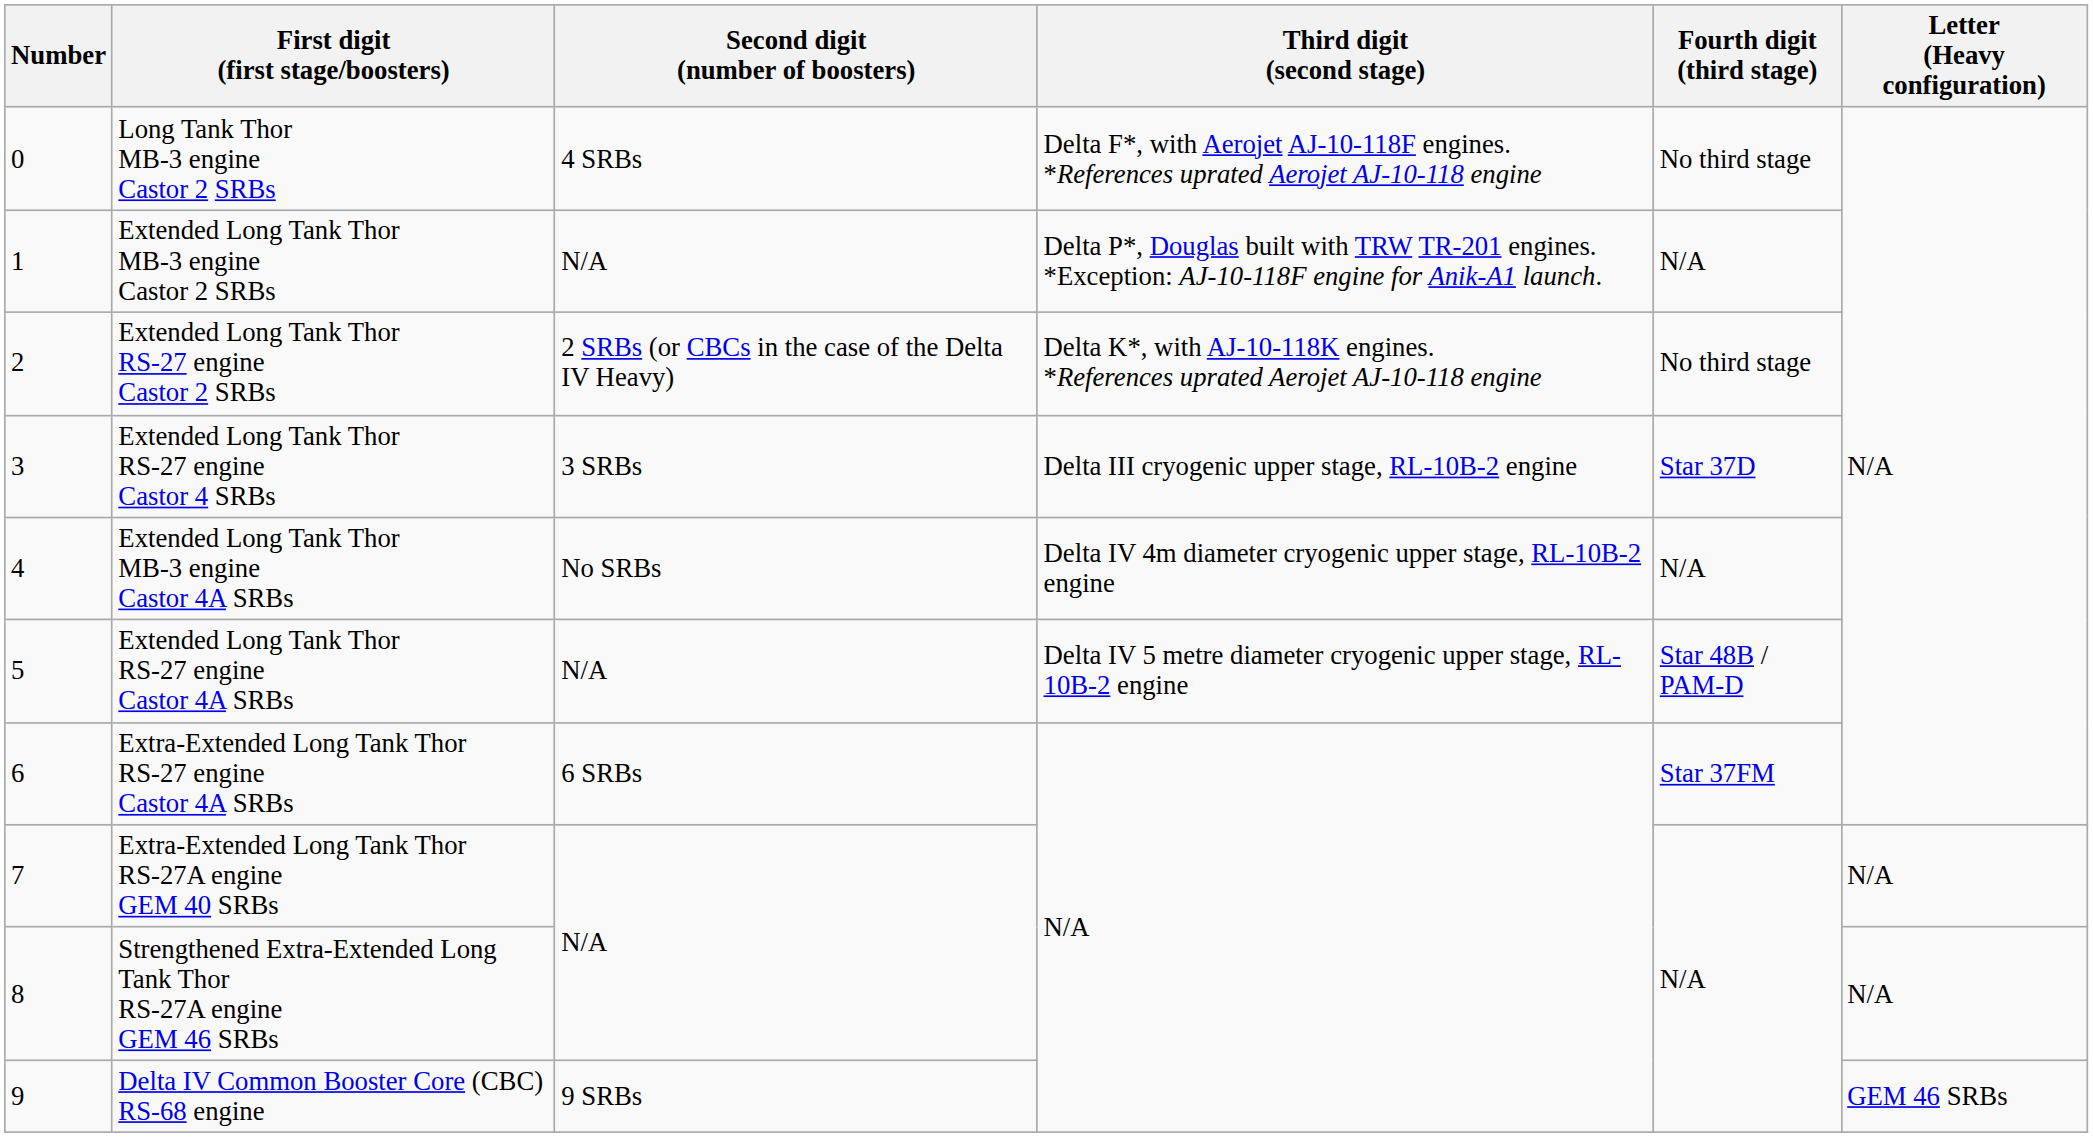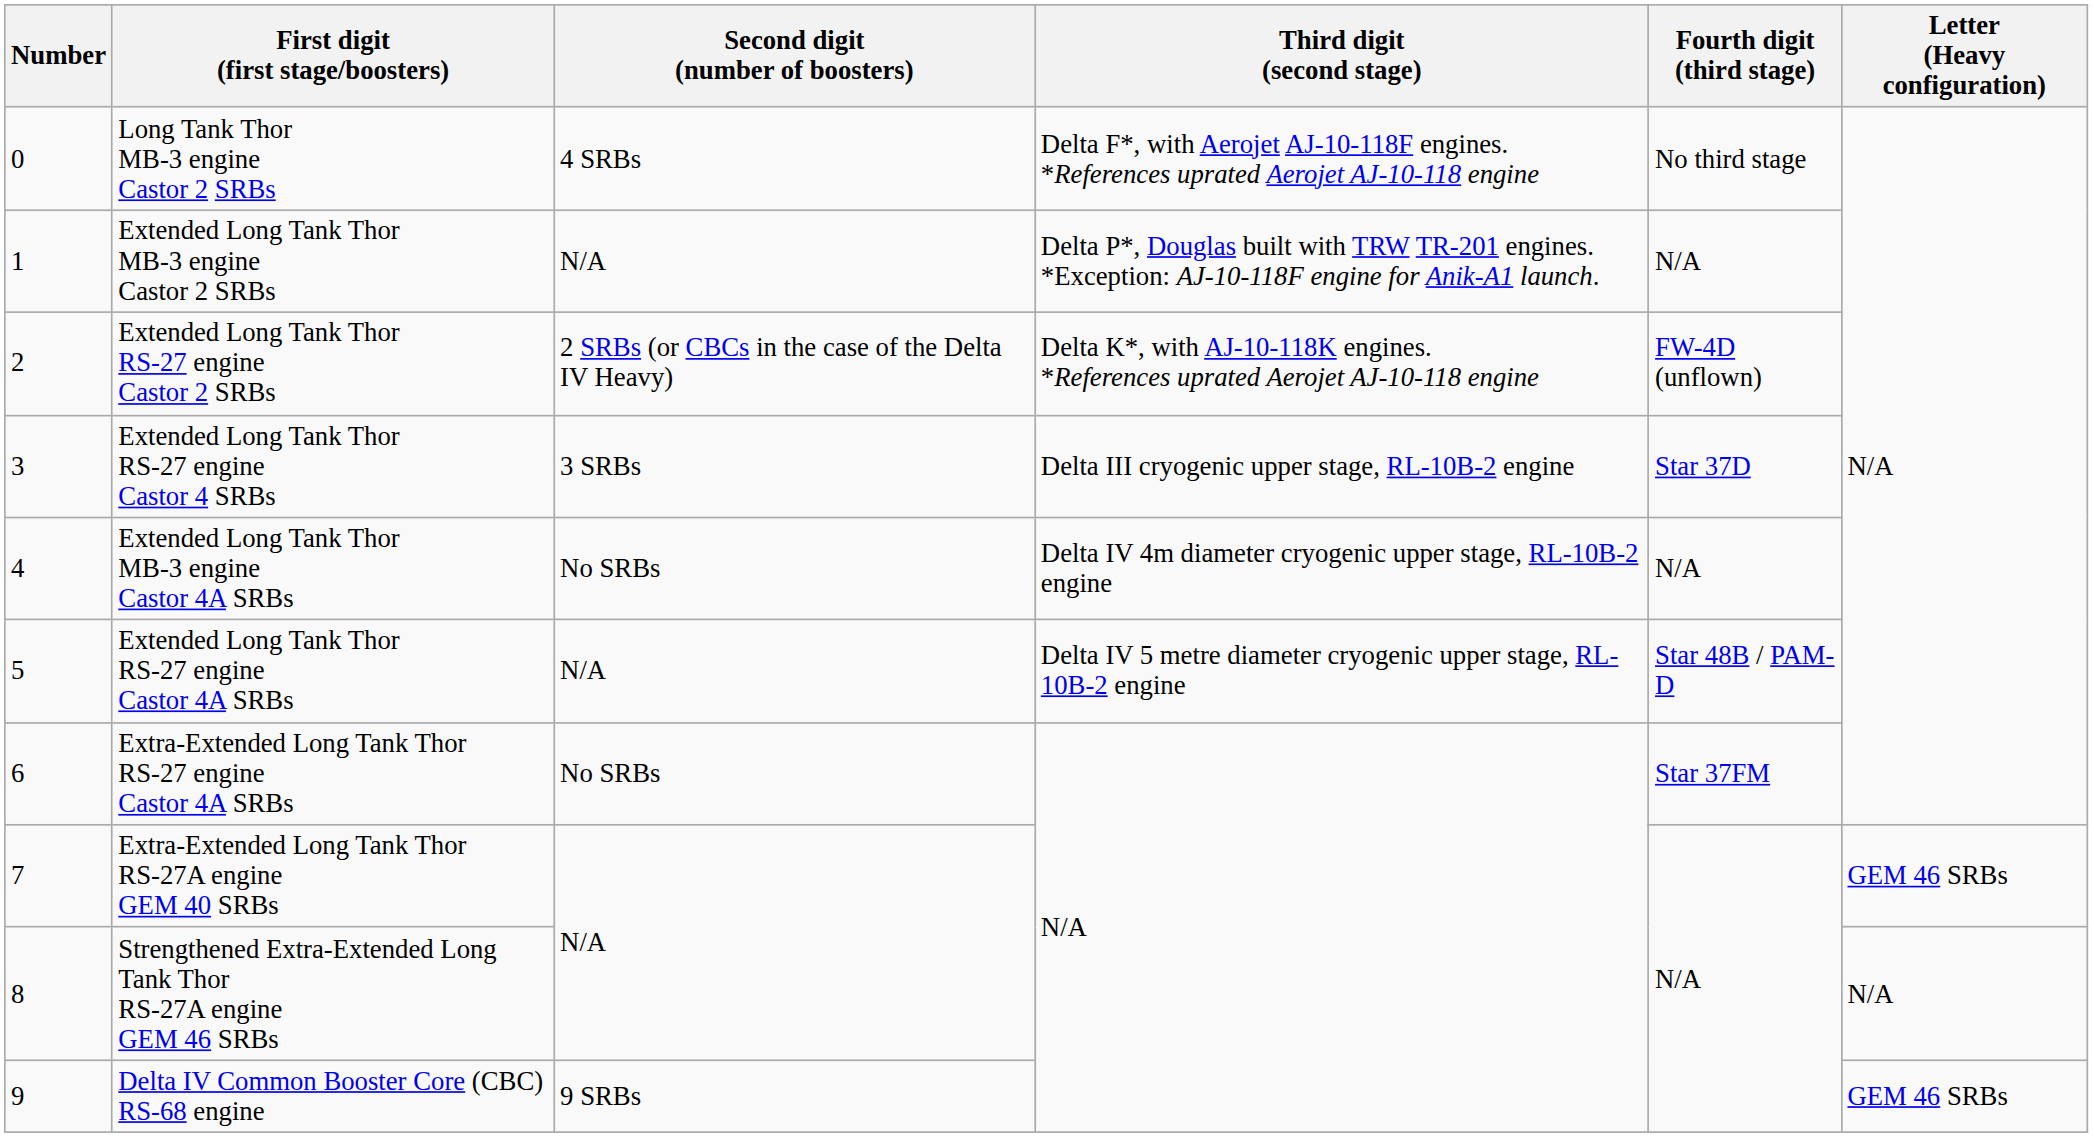(1735, 363) No third stage -> (1708, 363) FW-4D (unflown)
(602, 773) 6 SRBs -> (610, 773) No SRBs
(1870, 875) N/A -> (1928, 875) GEM 46 SRBs
